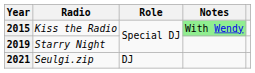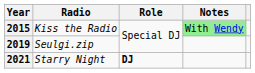(70, 44) Starry Night -> (64, 44) Seulgi.zip
(64, 60) Seulgi.zip -> (70, 60) Starry Night
(128, 60) normal -> (128, 60) bold
